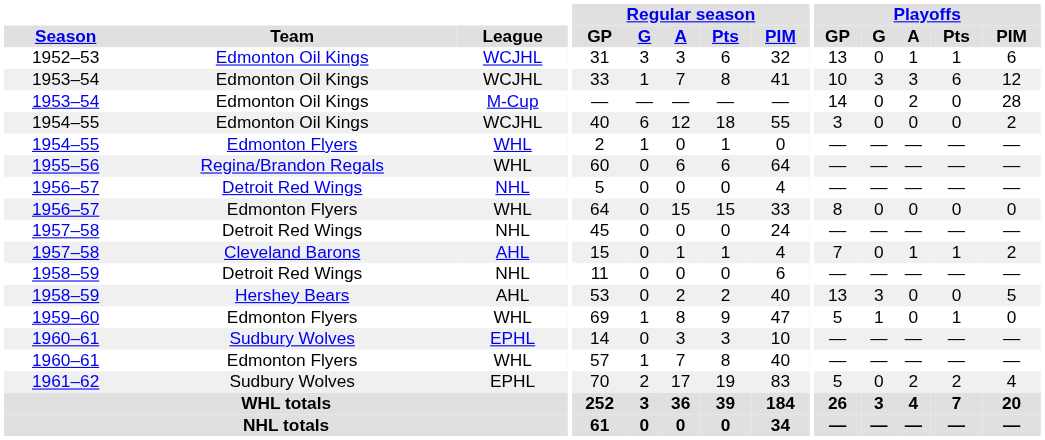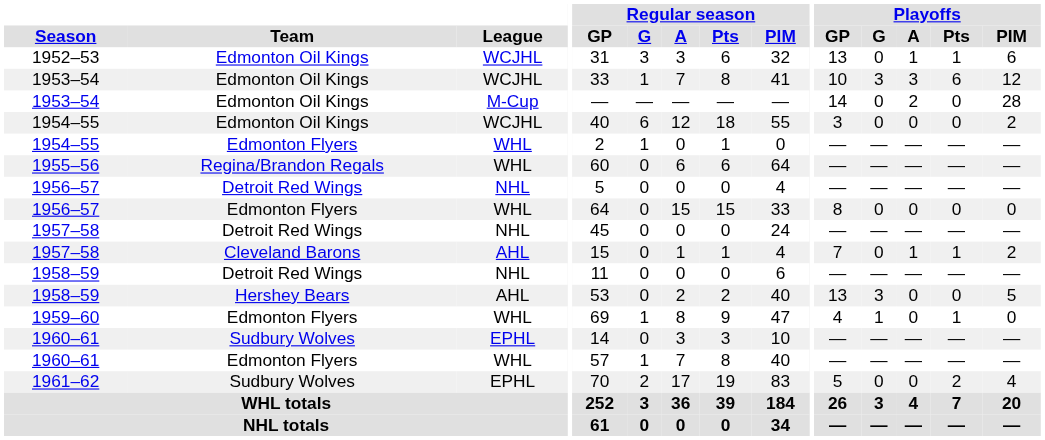(838, 317) 5 -> (838, 317) 4
(913, 381) 2 -> (913, 381) 0
